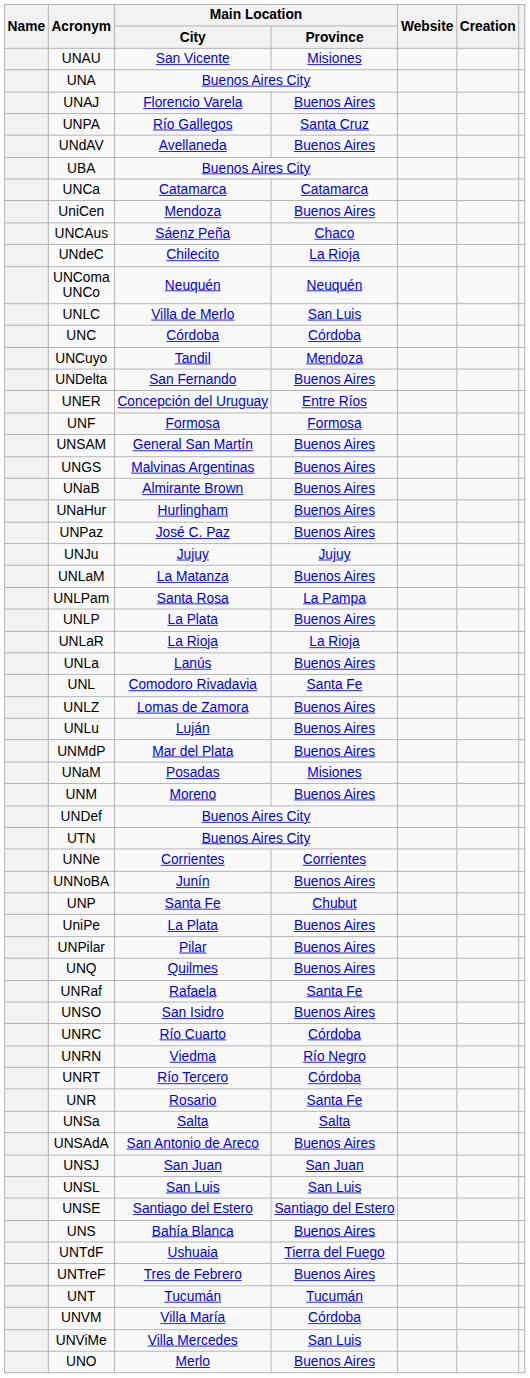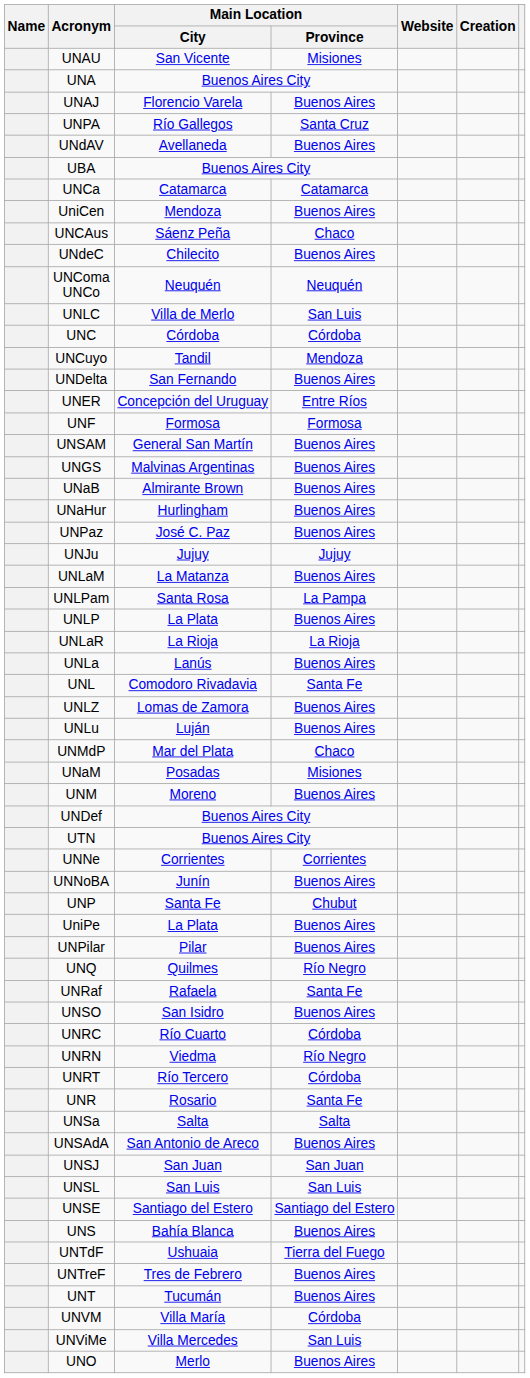(334, 255) La Rioja -> (334, 255) Buenos Aires
(334, 751) Buenos Aires -> (334, 751) Chaco
(334, 969) Buenos Aires -> (334, 969) Río Negro
(334, 1296) Tucumán -> (334, 1296) Buenos Aires
